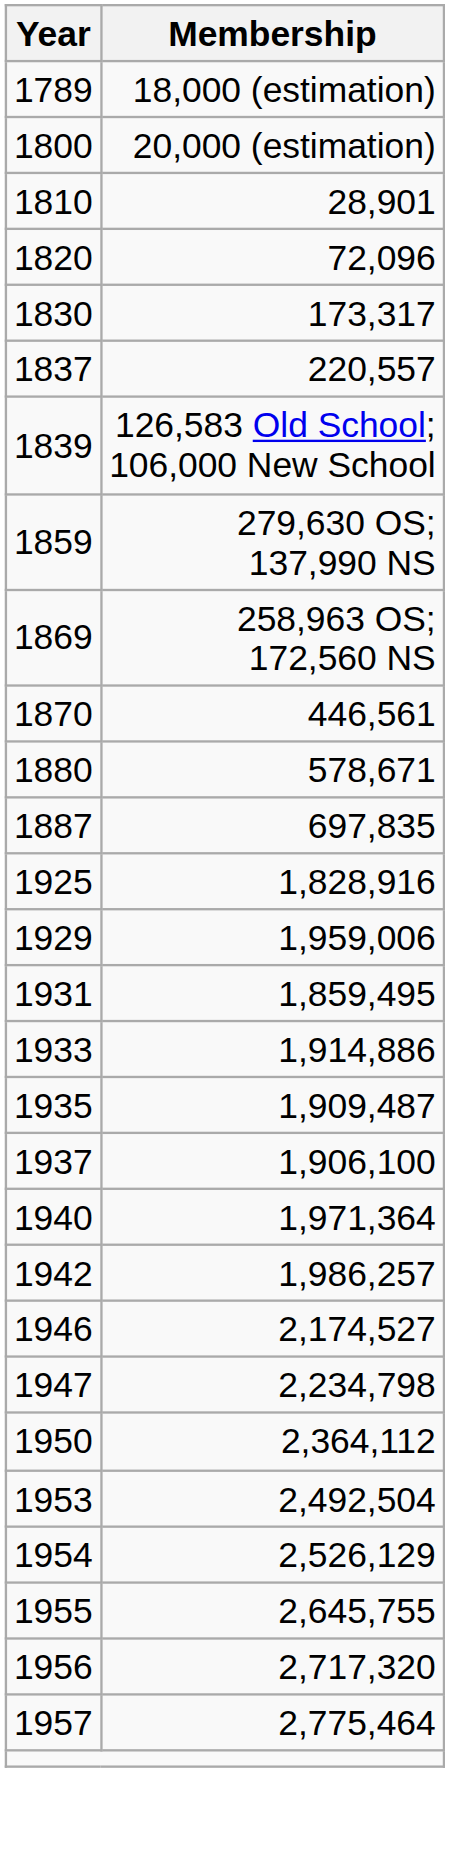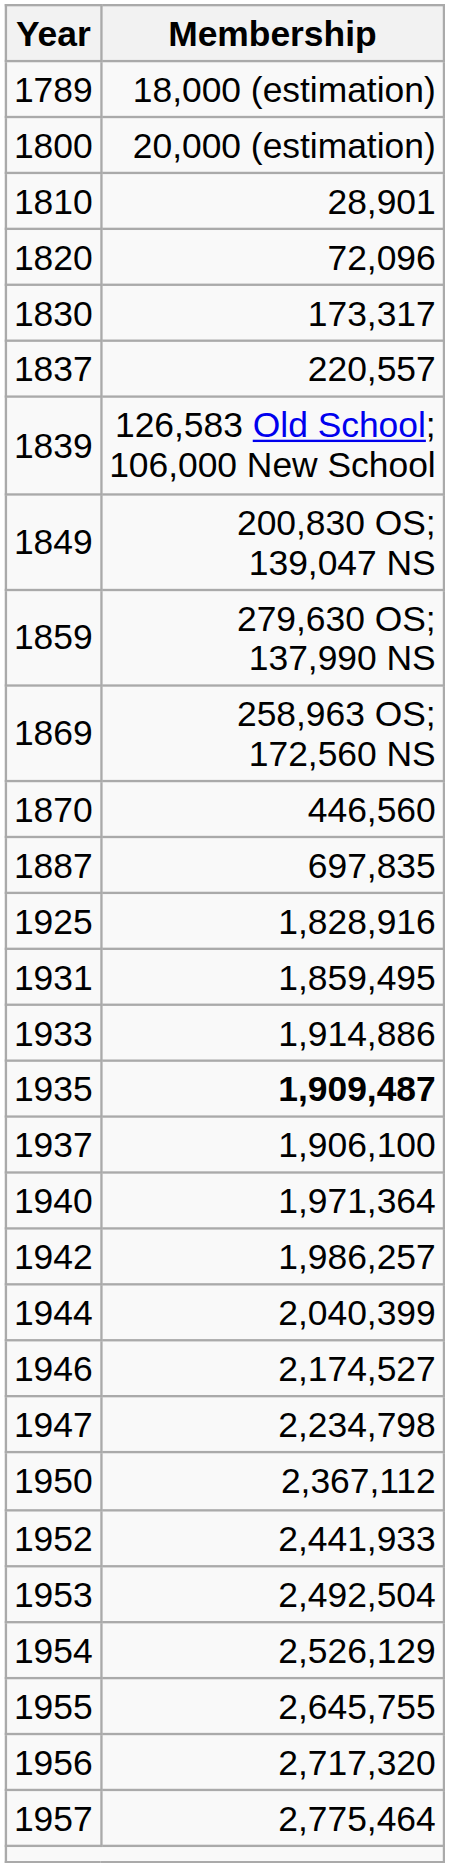+ row: (53, 541)
(372, 713) 446,561 -> (372, 808) 446,560
- row: (53, 769)
- row: (53, 937)
(357, 1105) normal -> (357, 1089) bold
+ row: (53, 1313)
(358, 1442) 2,364,112 -> (358, 1481) 2,367,112
+ row: (53, 1537)
